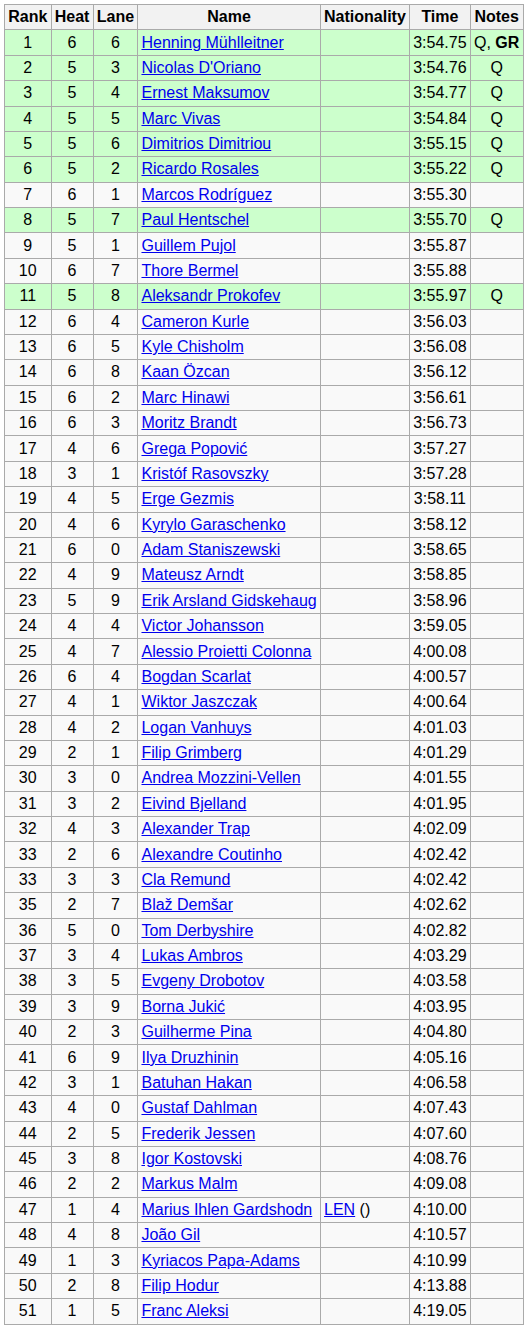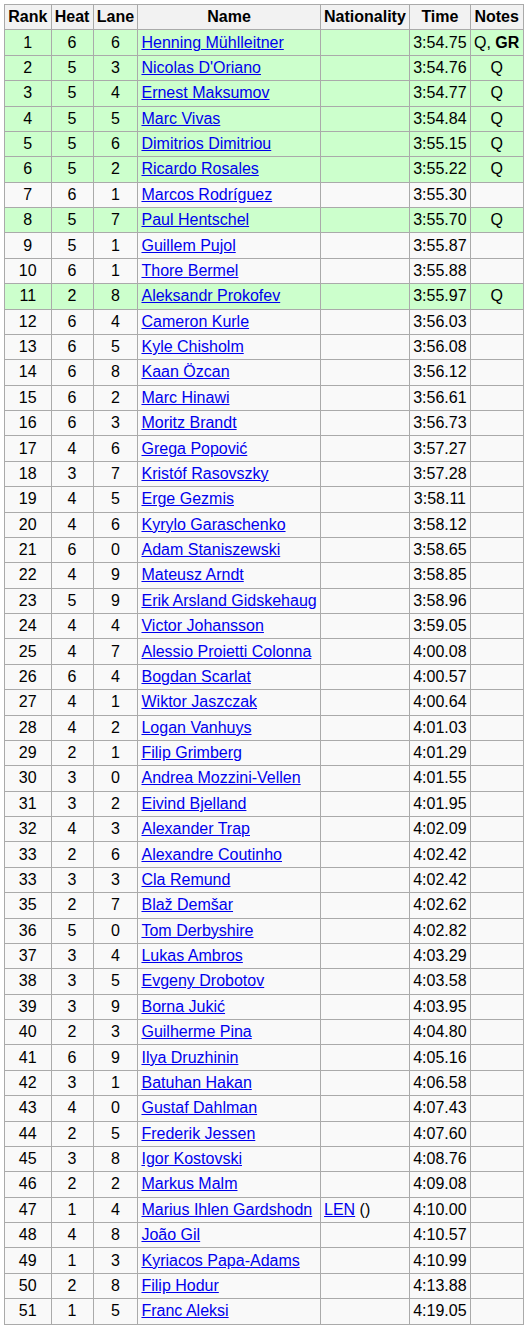(115, 270) 7 -> (115, 270) 1
(72, 296) 5 -> (72, 296) 2
(115, 473) 1 -> (115, 473) 7
